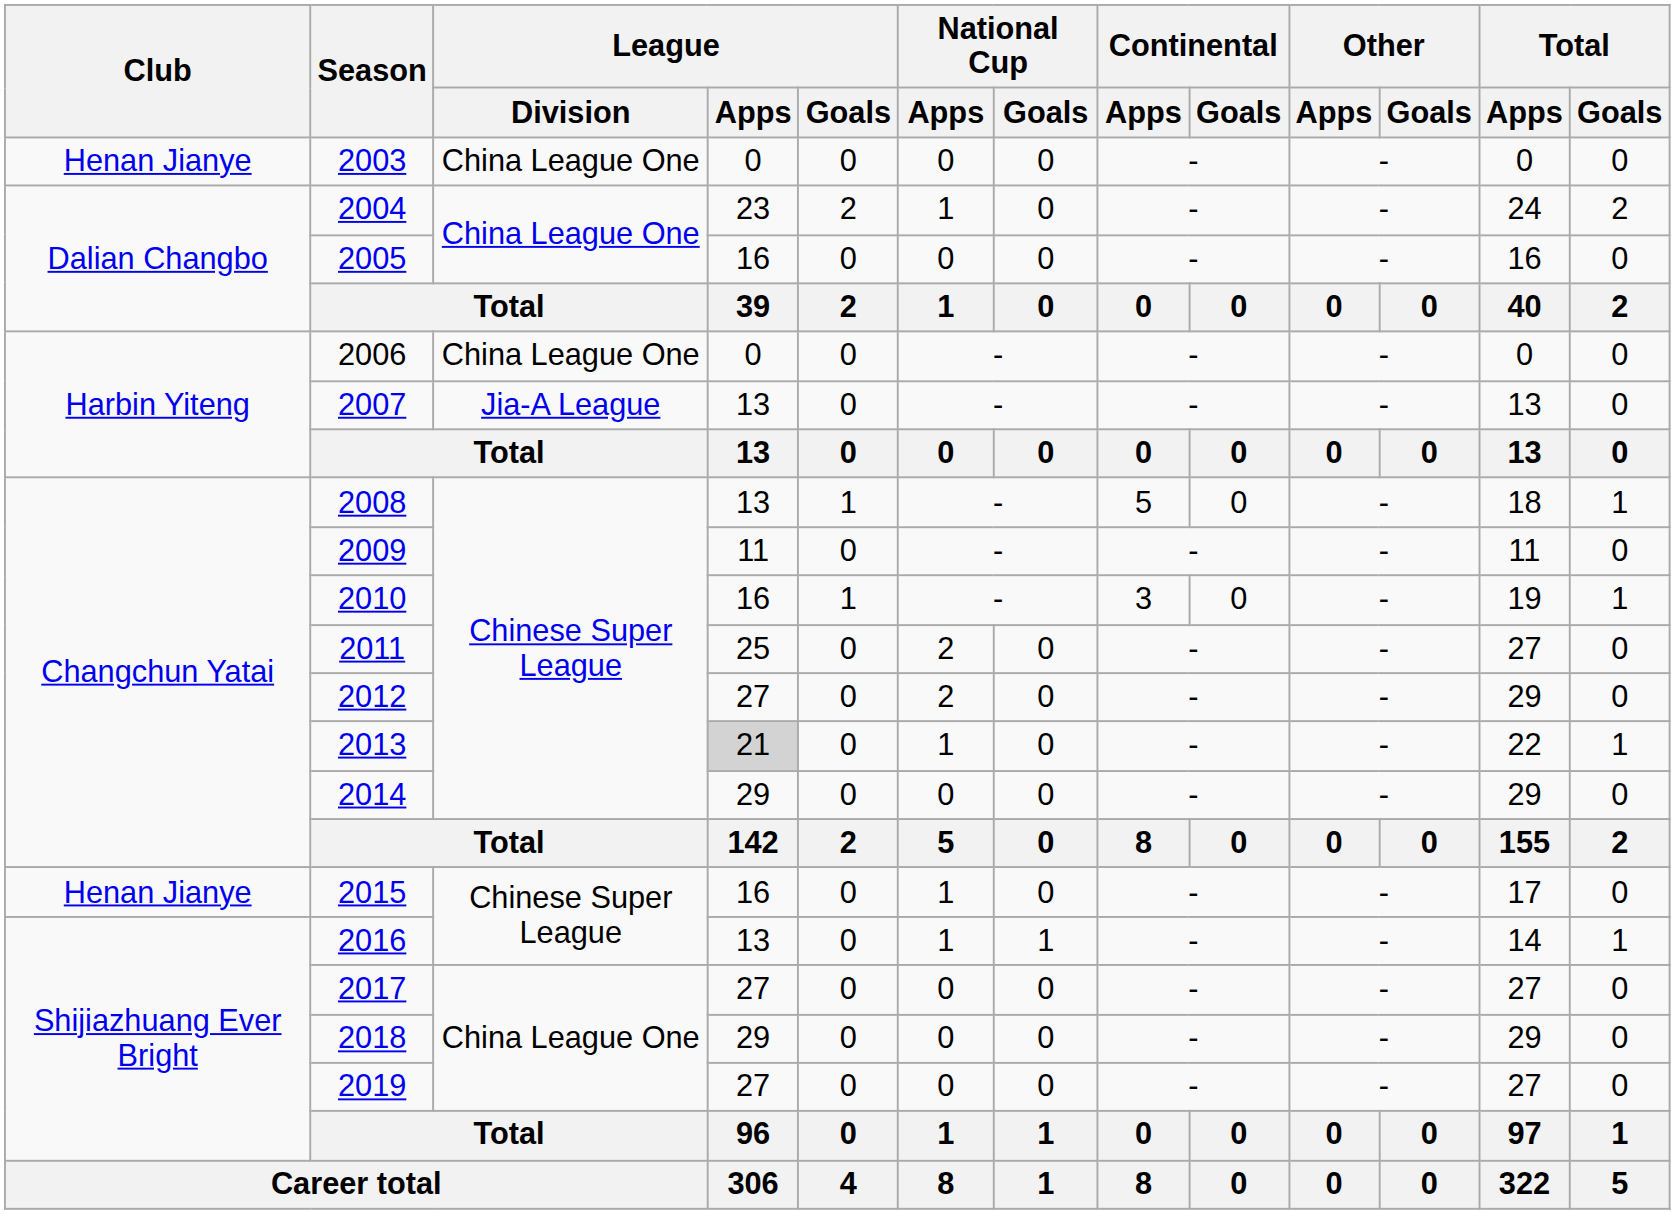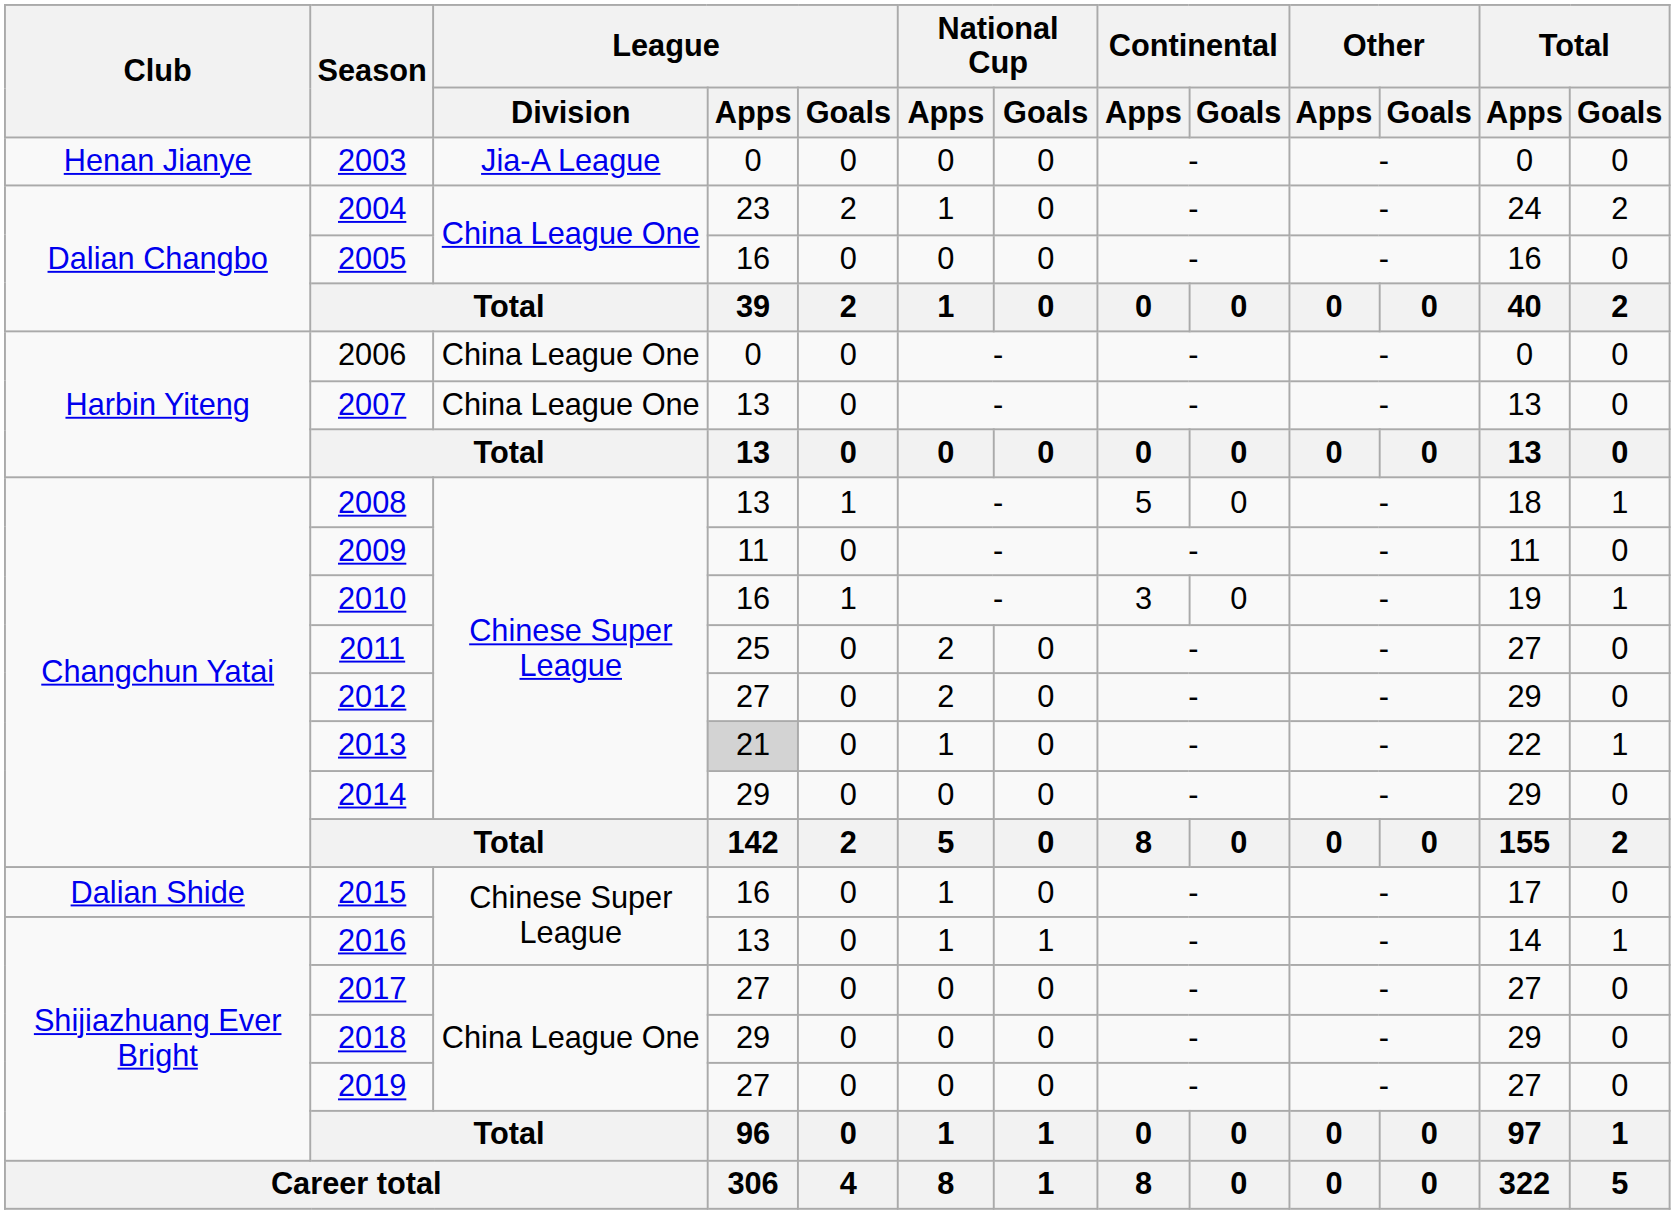(571, 160) China League One -> (571, 160) Jia-A League
(571, 404) Jia-A League -> (571, 404) China League One
(158, 891) Henan Jianye -> (158, 891) Dalian Shide
